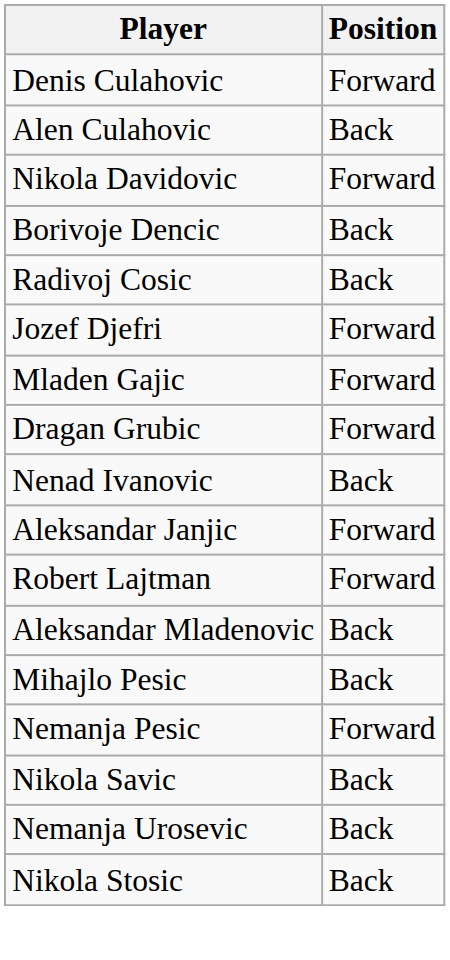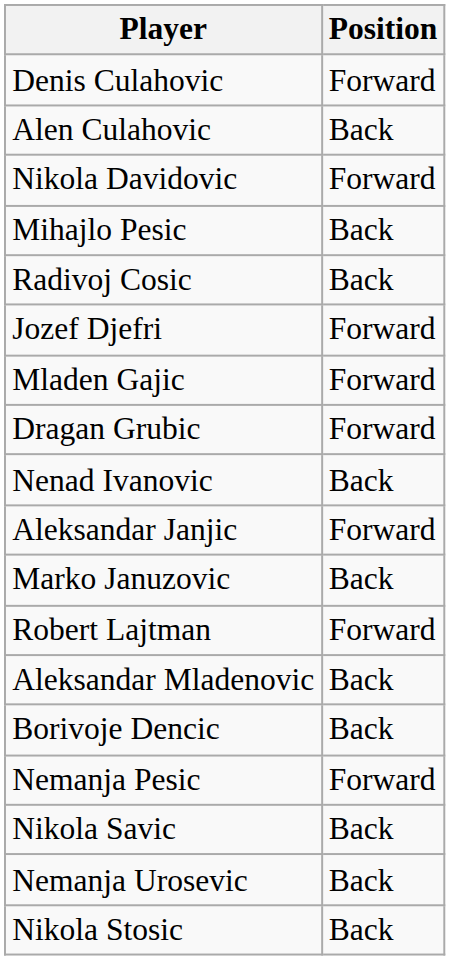rows swapped: (116, 229) <-> (99, 679)
+ row: (121, 579)
